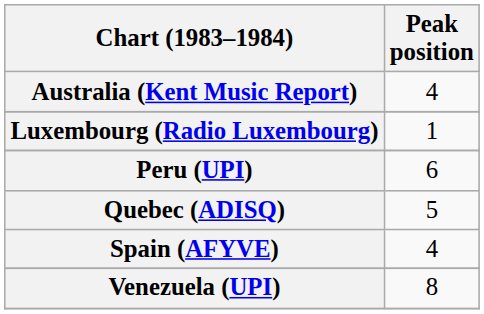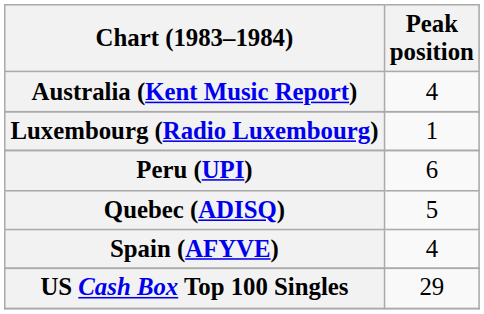+ row: (194, 288)
- row: (194, 288)
